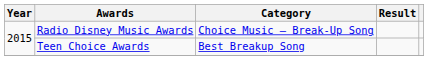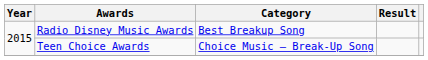(286, 30) Choice Music – Break-Up Song -> (252, 30) Best Breakup Song
(252, 47) Best Breakup Song -> (286, 47) Choice Music – Break-Up Song
